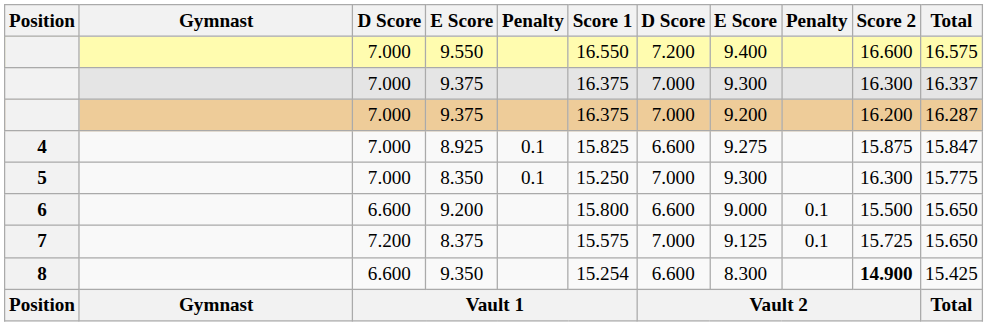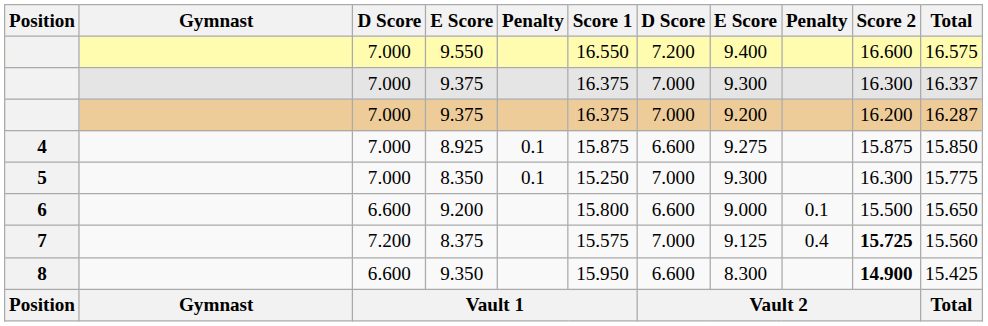(602, 146) 15.825 -> (602, 146) 15.875
(951, 146) 15.847 -> (951, 146) 15.850
(817, 241) 0.1 -> (817, 241) 0.4
(886, 241) normal -> (886, 241) bold
(951, 241) 15.650 -> (951, 241) 15.560
(602, 273) 15.254 -> (602, 273) 15.950
